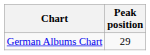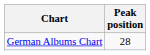(125, 41) 29 -> (125, 41) 28
